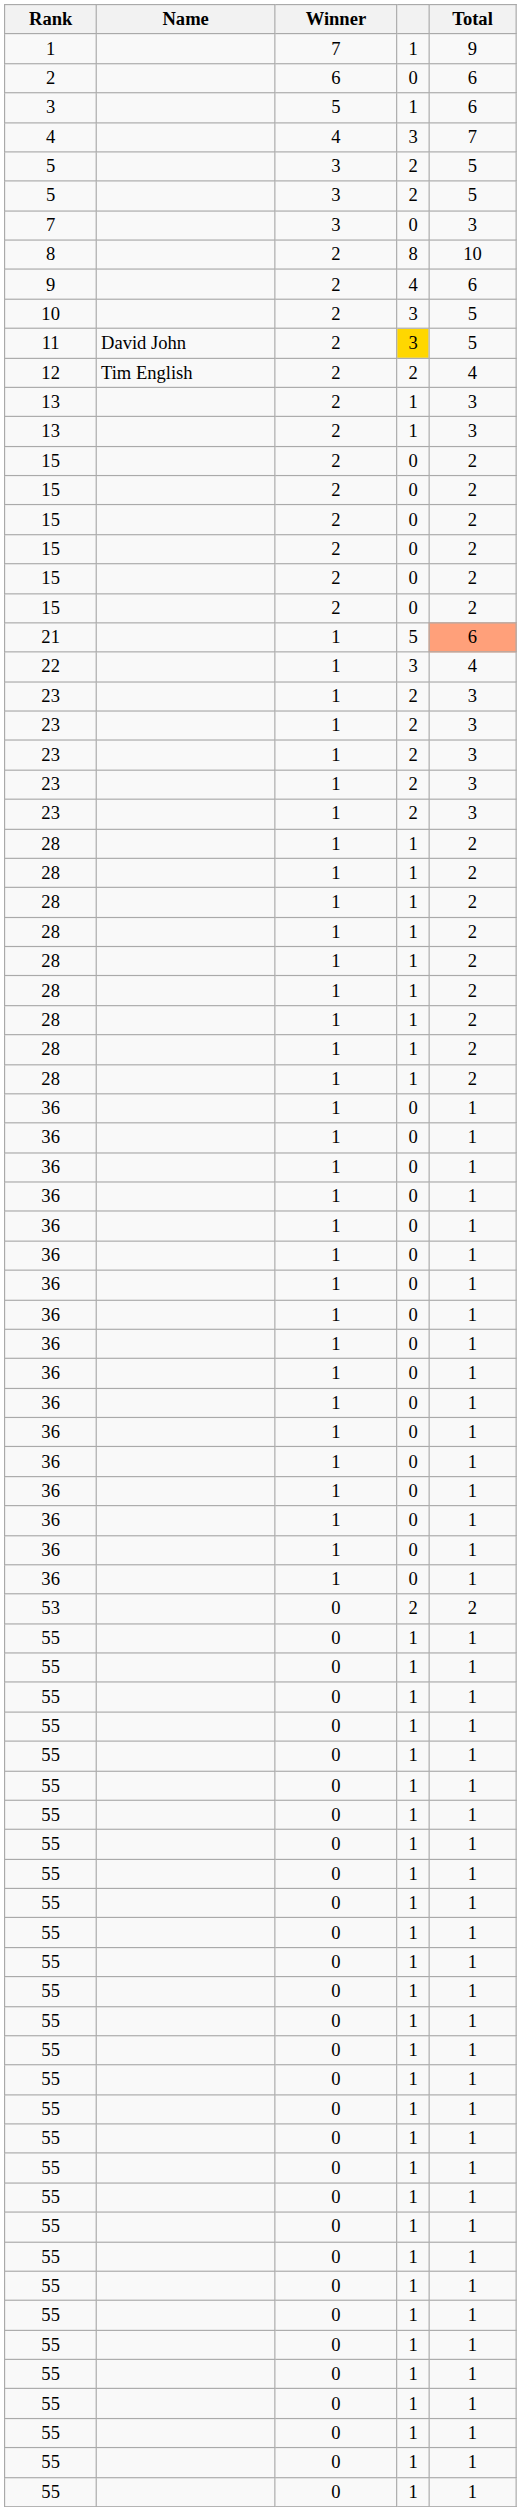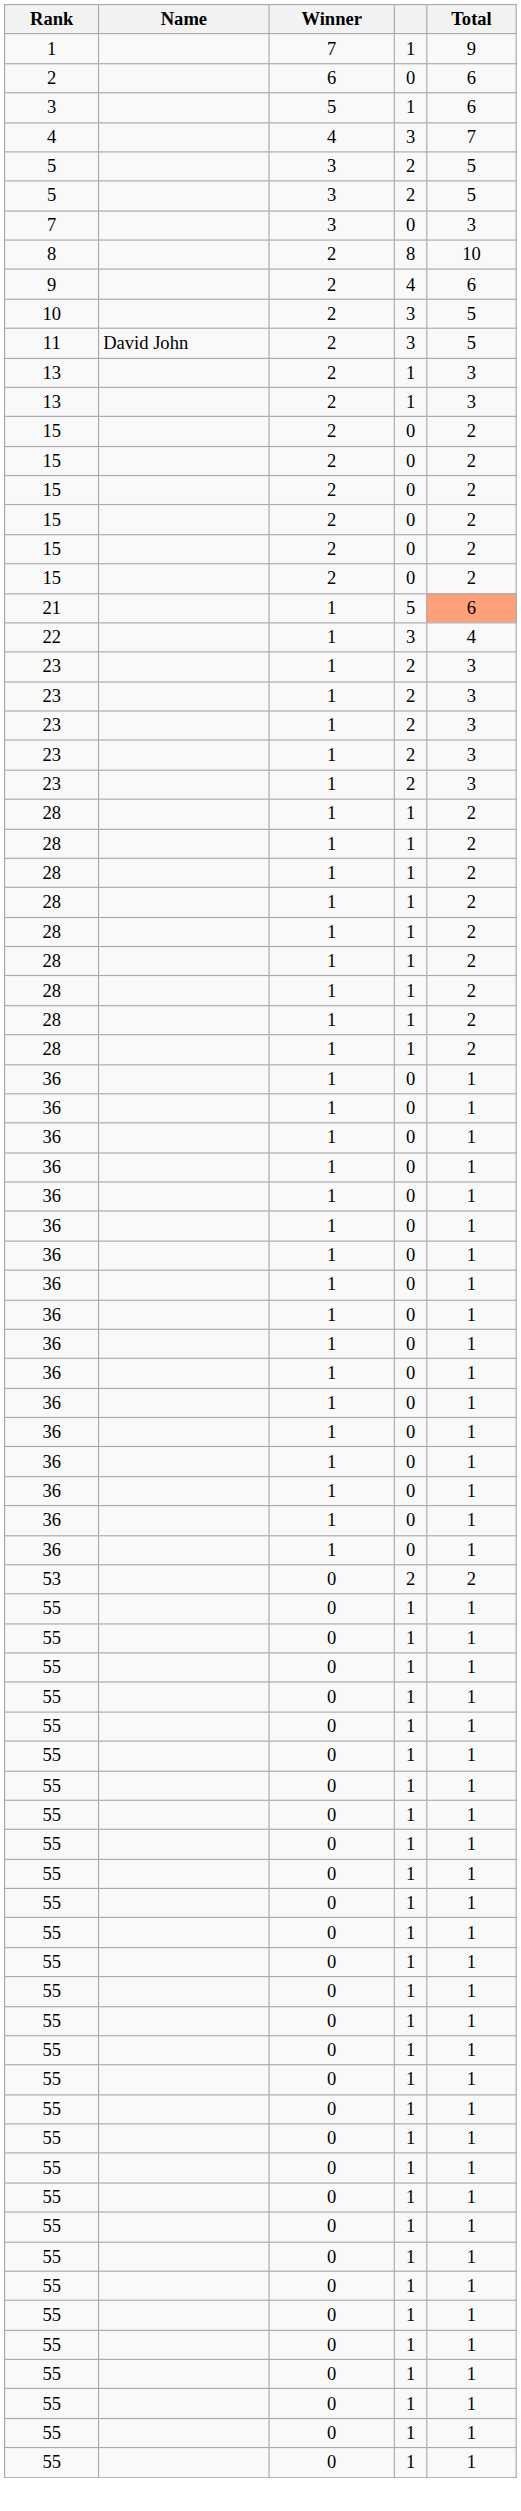(413, 343) gold background -> (411, 343) no background
- row: (51, 372)
